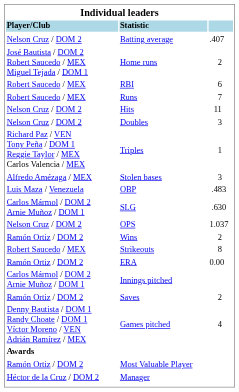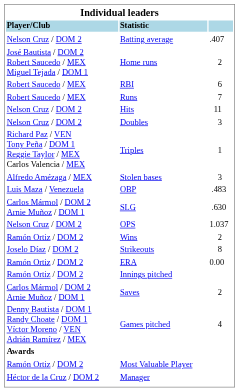(46, 250) Robert Saucedo / MEX -> (43, 250) Joselo Díaz / DOM 2
(49, 280) Carlos Mármol / DOM 2 Arnie Muñoz / DOM 1 -> (45, 275) Ramón Ortiz / DOM 2
(45, 297) Ramón Ortiz / DOM 2 -> (49, 292) Carlos Mármol / DOM 2 Arnie Muñoz / DOM 1
